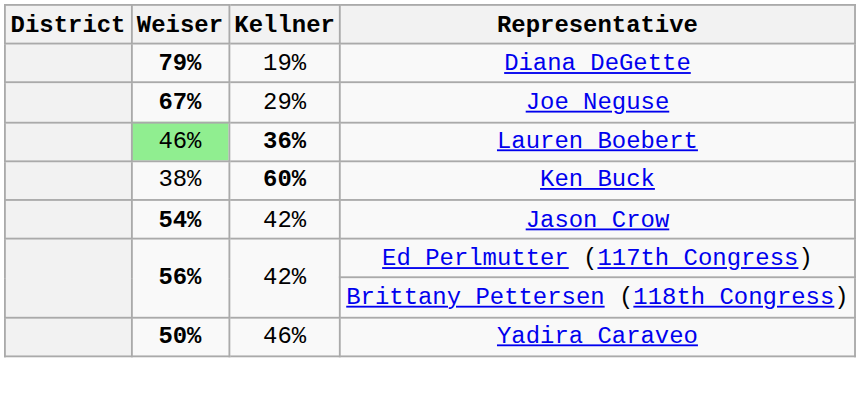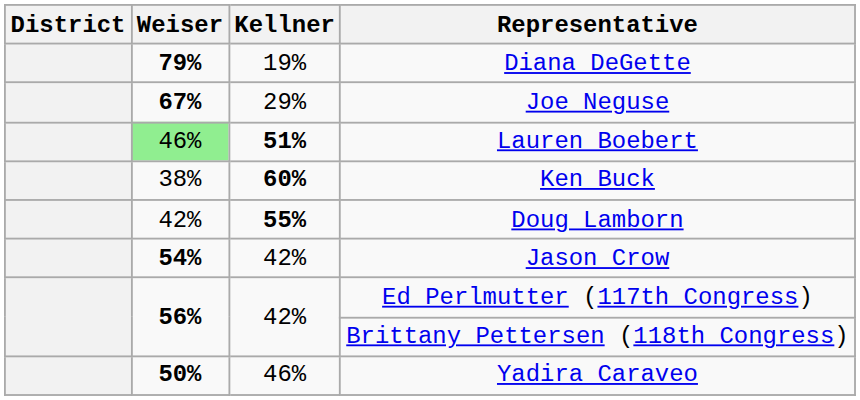(285, 141) 36% -> (285, 141) 51%
+ row: (597, 219)
